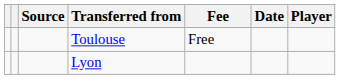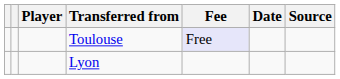columns swapped: (311, 16) <-> (43, 16)
(201, 39) no background -> (199, 39) lavender background
